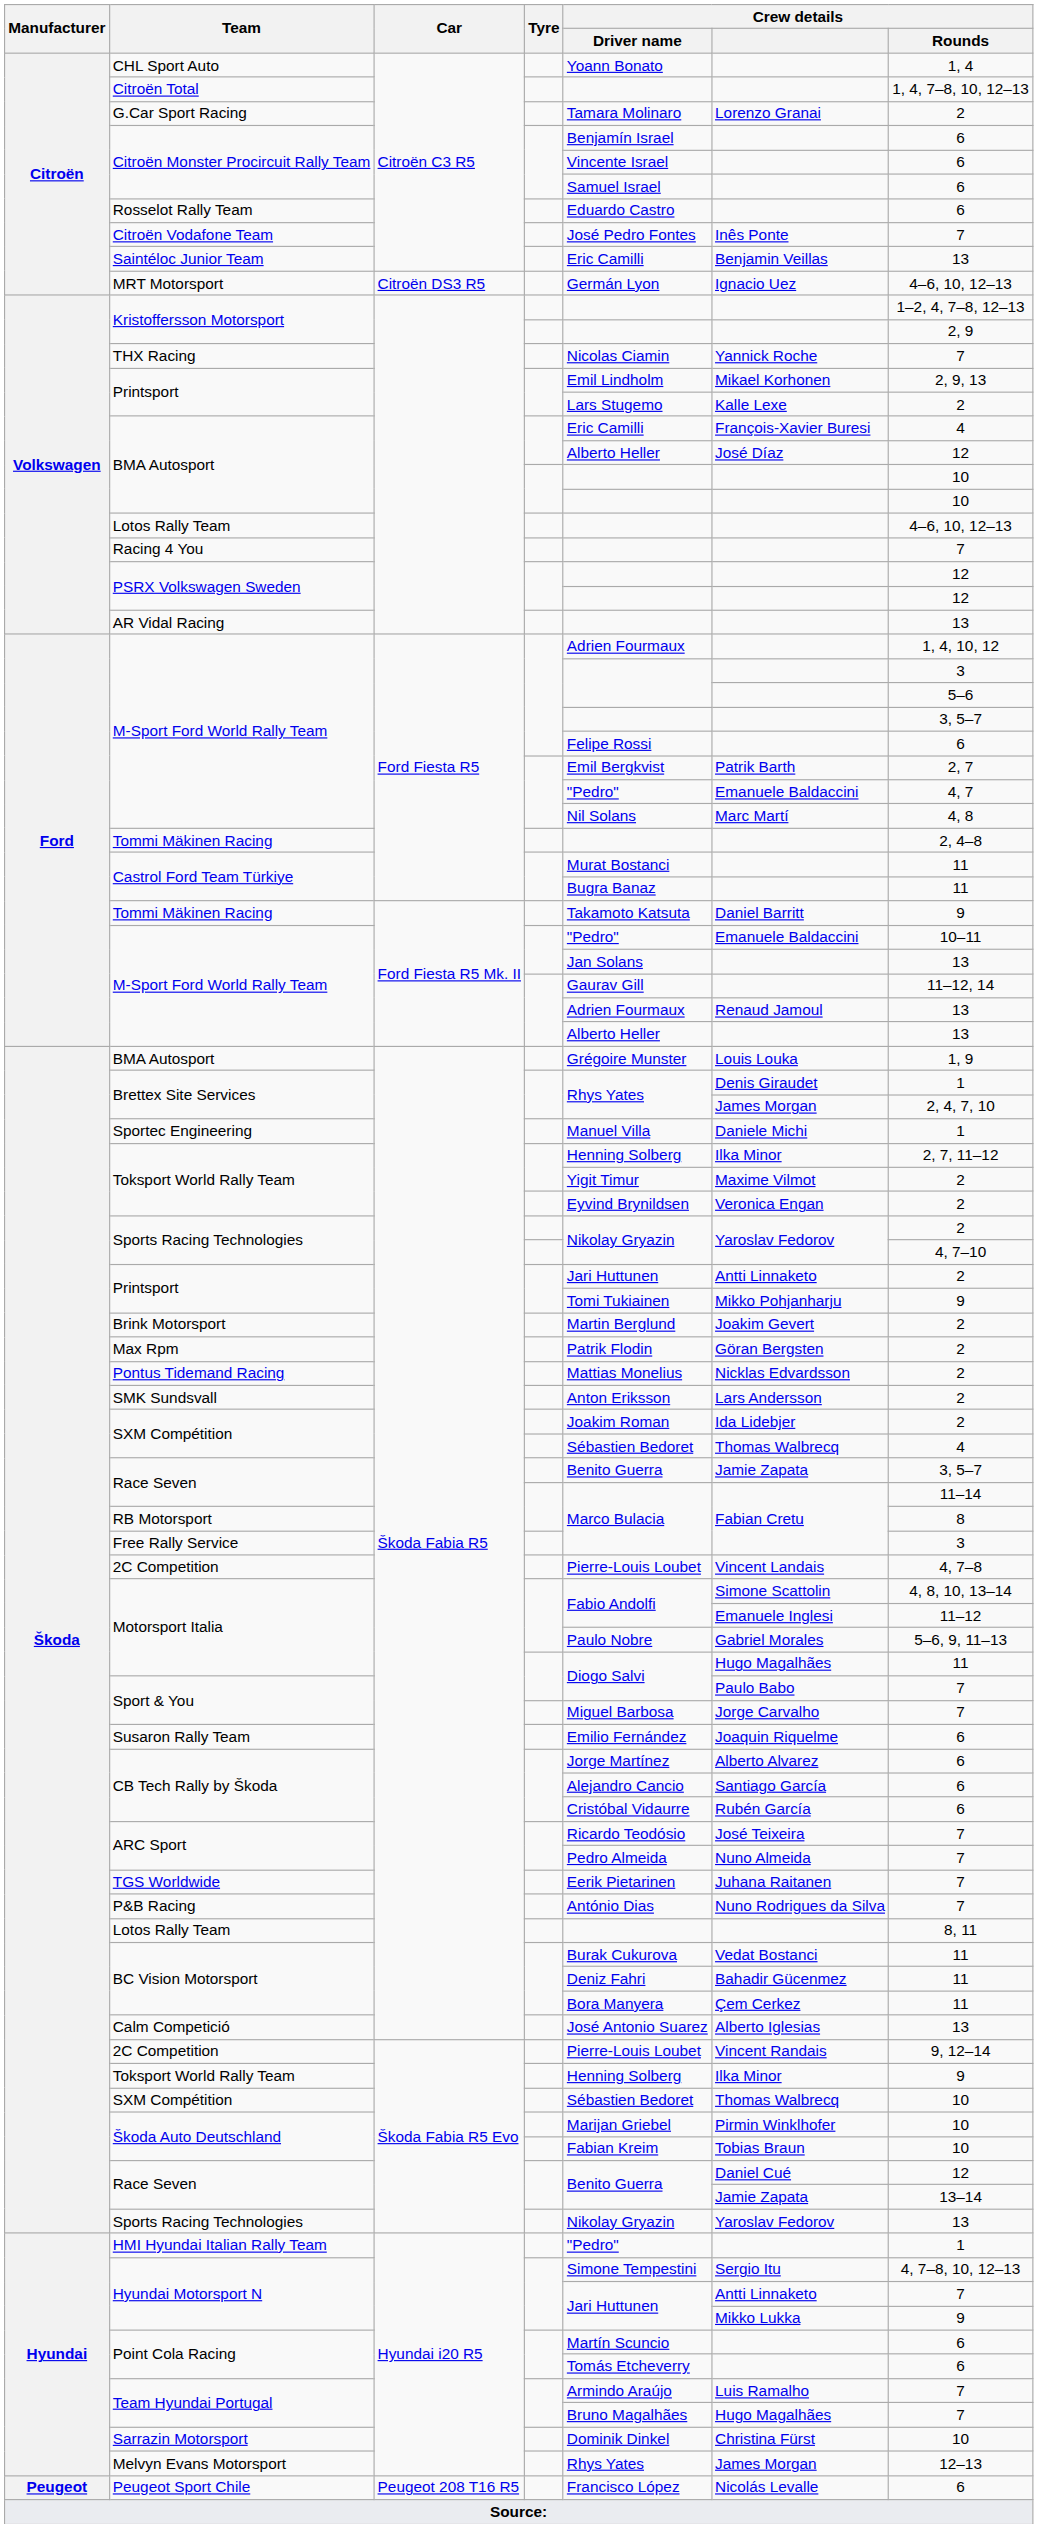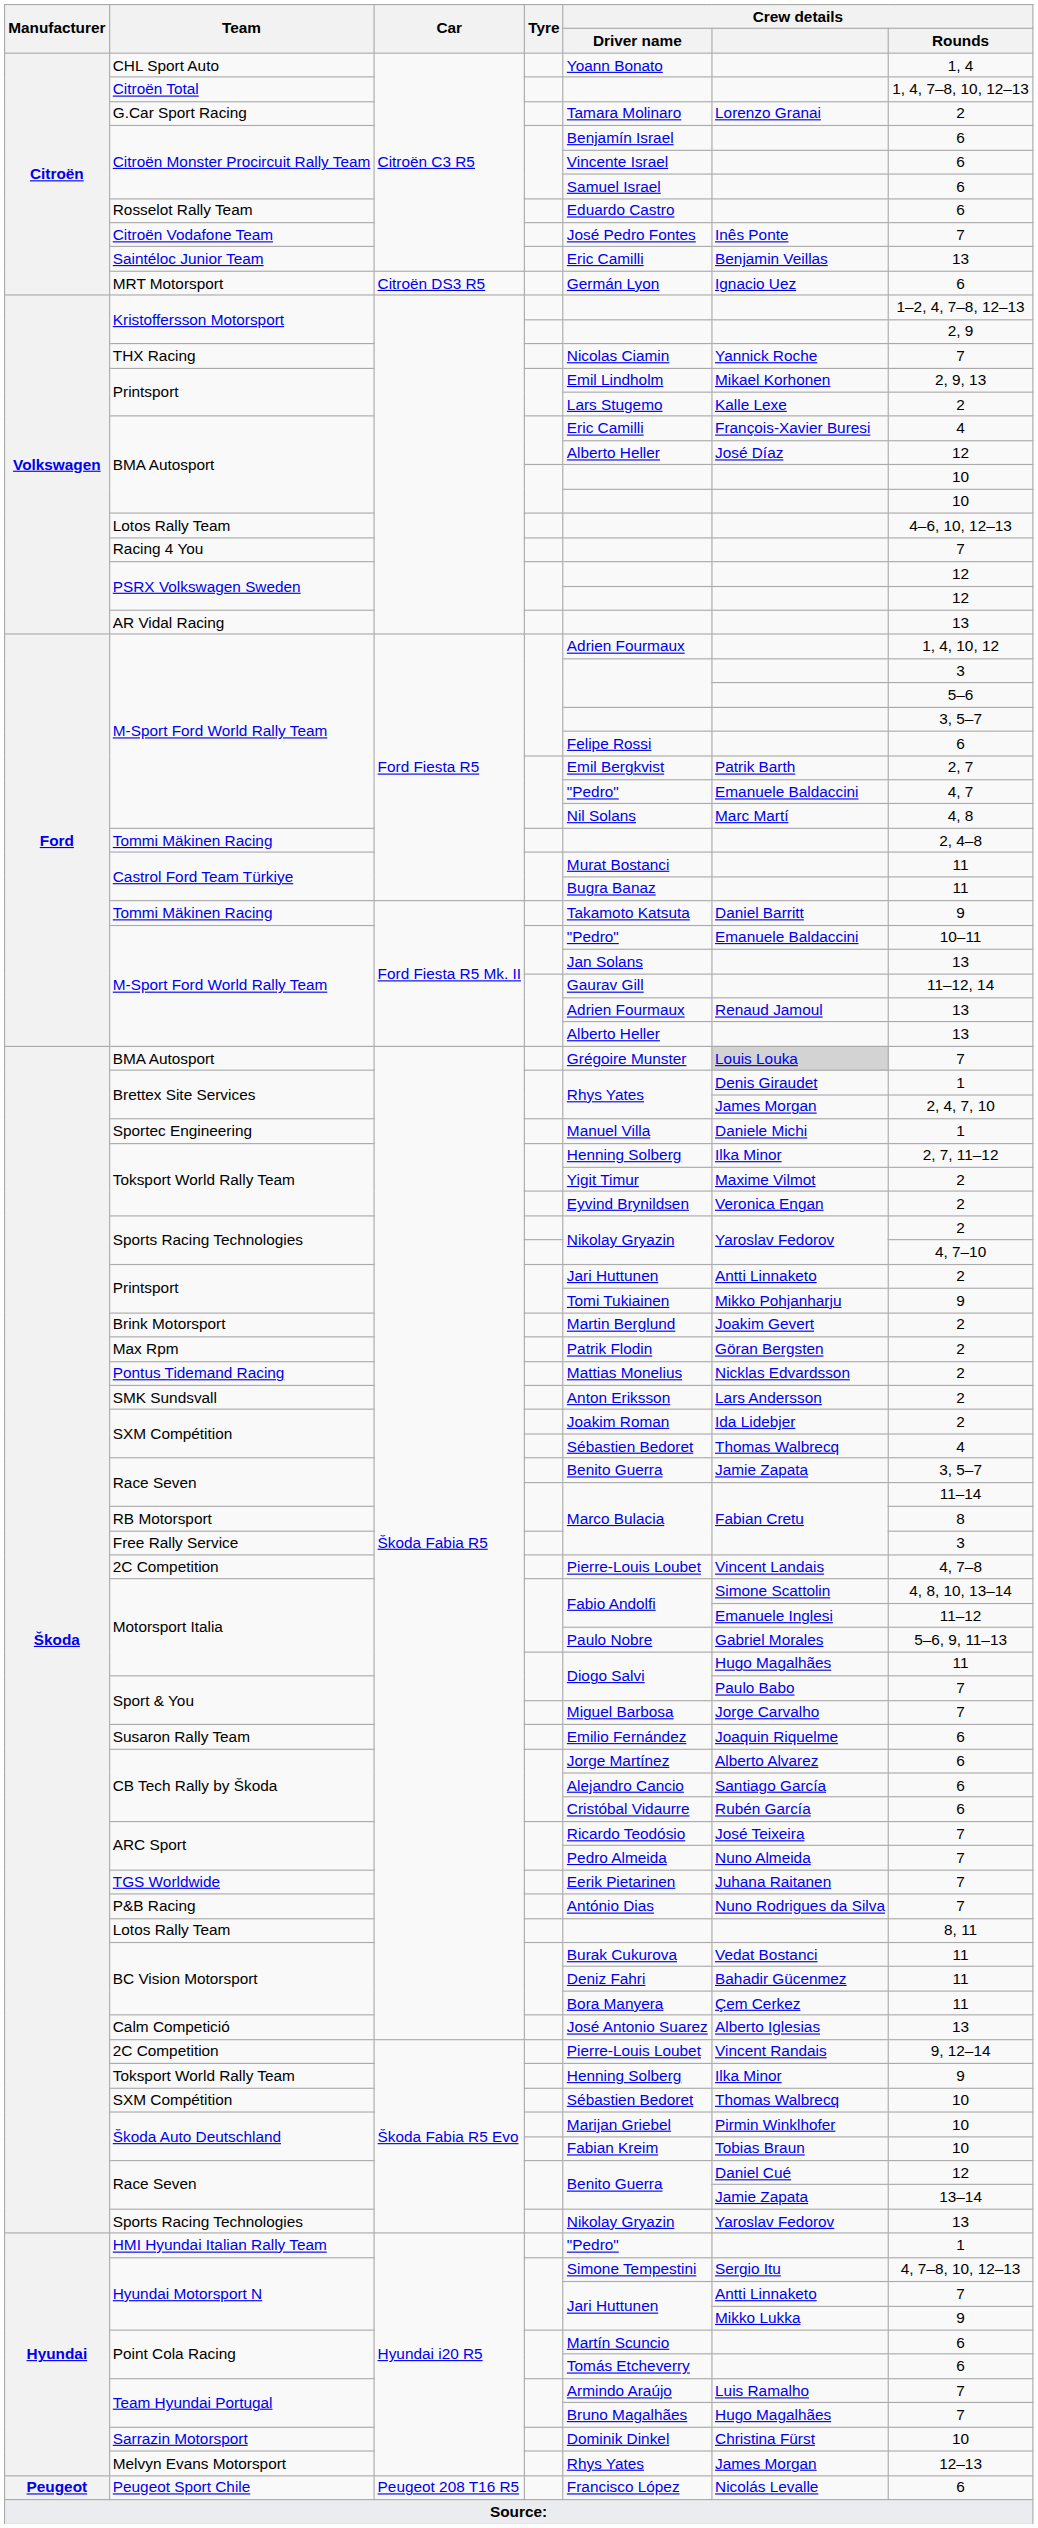(961, 283) 4–6, 10, 12–13 -> (961, 283) 6
(756, 1058) no background -> (756, 1058) lightgrey background
(961, 1058) 1, 9 -> (961, 1058) 7
